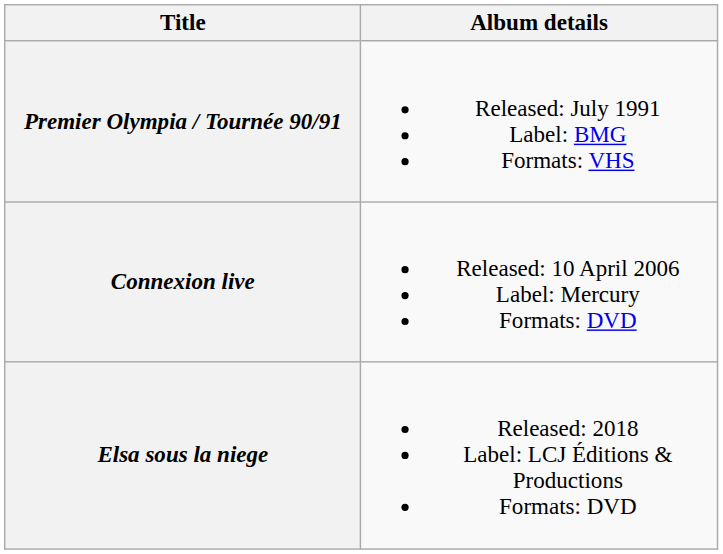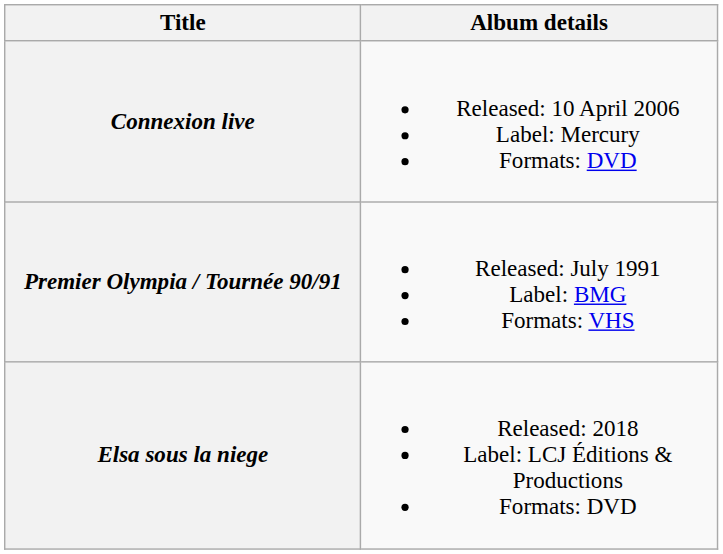rows swapped: (183, 121) <-> (183, 281)
